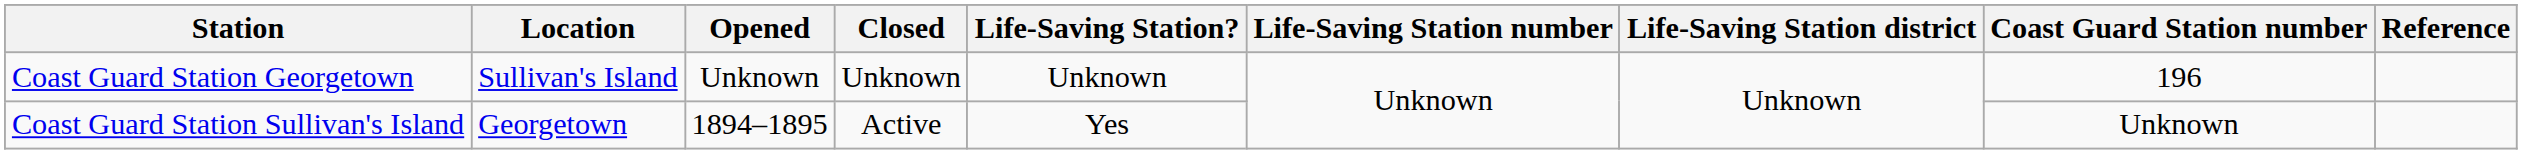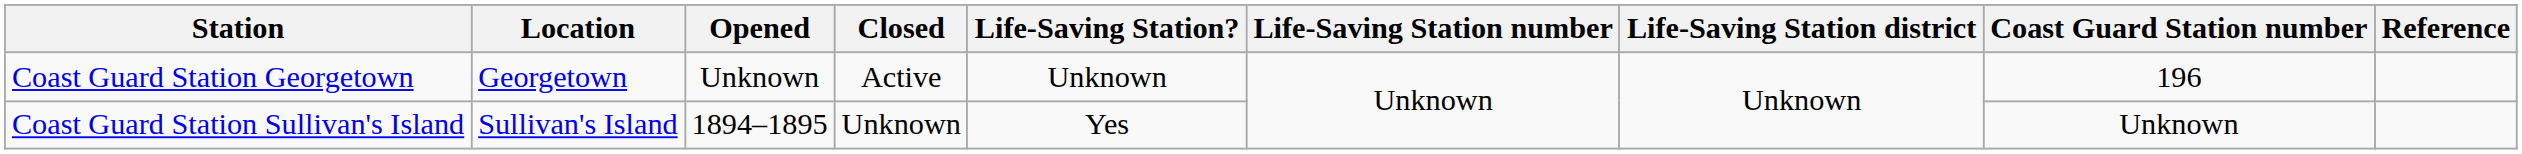(578, 76) Sullivan's Island -> (553, 76) Georgetown
(901, 76) Unknown -> (901, 76) Active
(553, 124) Georgetown -> (578, 124) Sullivan's Island
(901, 124) Active -> (901, 124) Unknown
